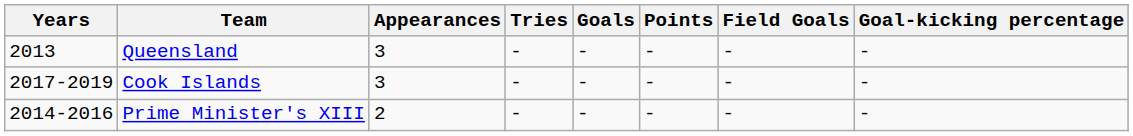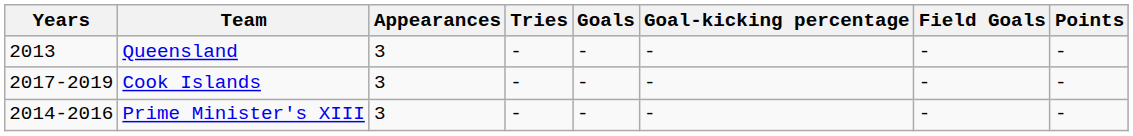columns swapped: (991, 20) <-> (679, 20)
(380, 114) 2 -> (380, 114) 3
